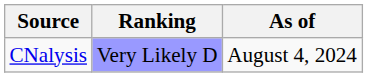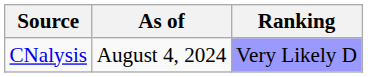columns swapped: (157, 21) <-> (292, 21)
